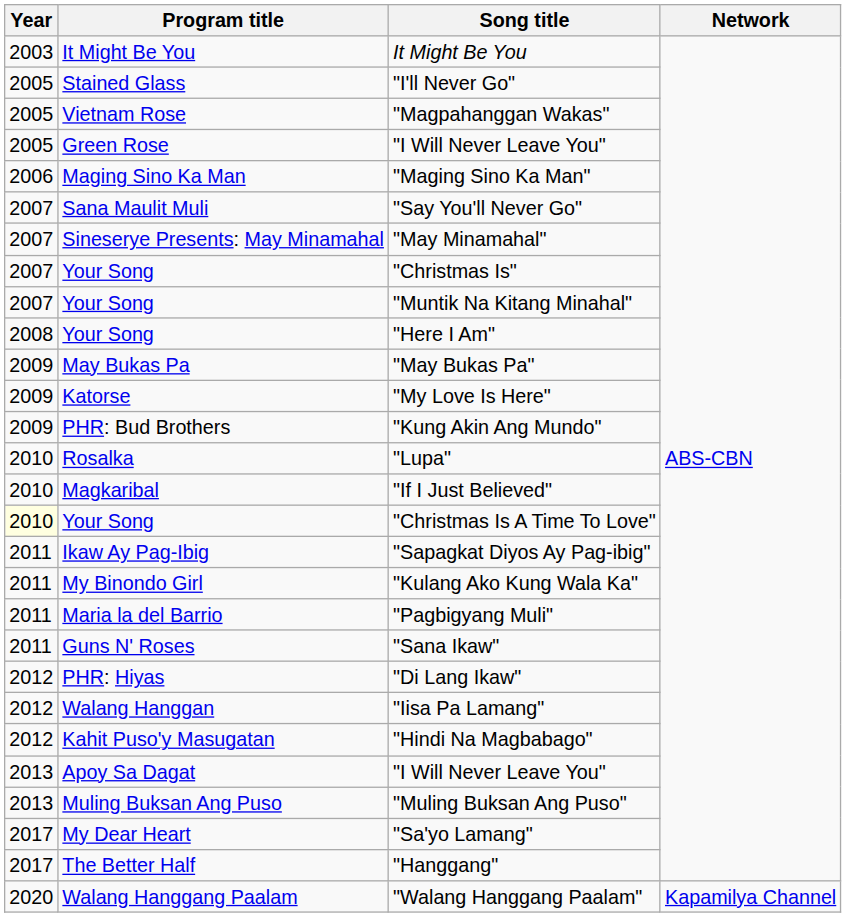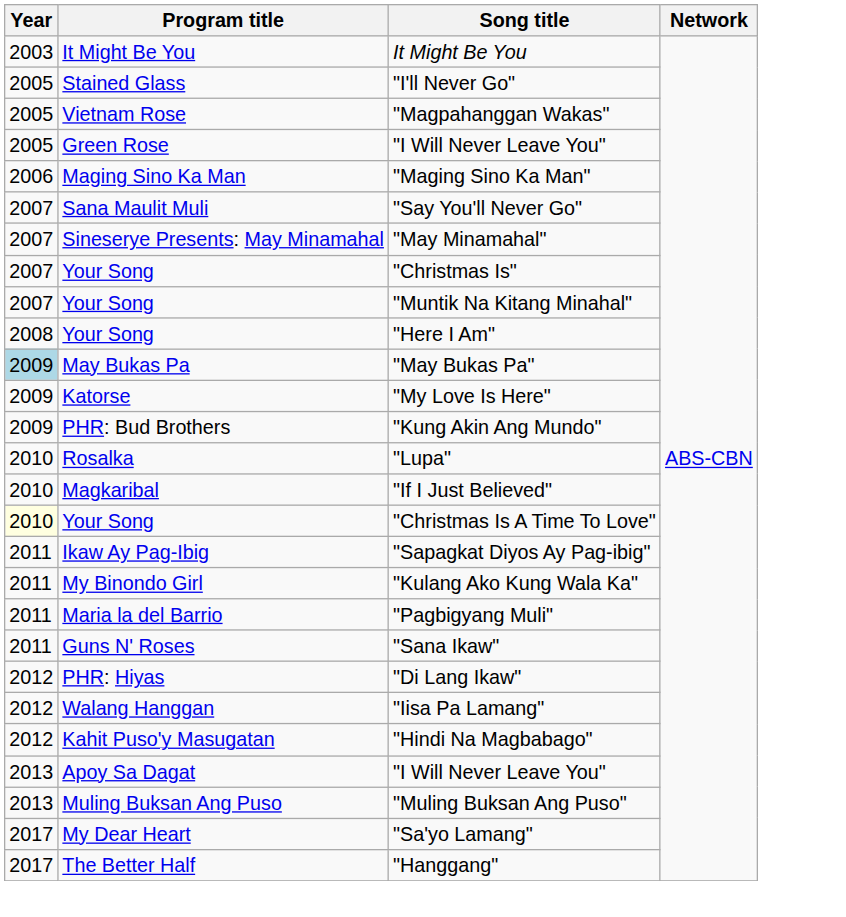(31, 365) no background -> (31, 365) lightblue background
- row: (180, 896)
